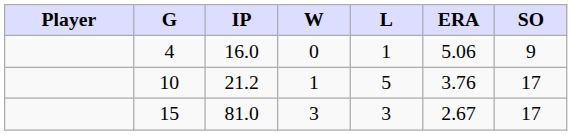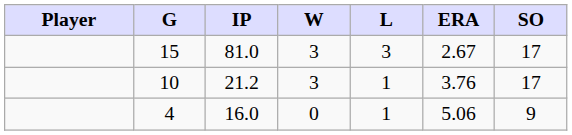rows swapped: (169, 113) <-> (169, 51)
(314, 82) 1 -> (314, 82) 3
(386, 82) 5 -> (386, 82) 1
